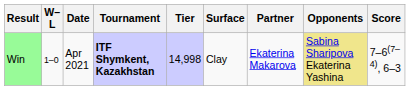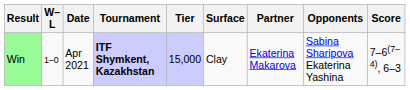(185, 59) 14,998 -> (185, 59) 15,000
(330, 59) khaki background -> (330, 59) no background
